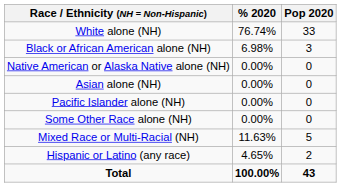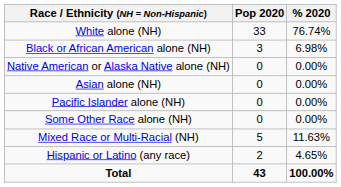columns swapped: (309, 13) <-> (257, 13)
